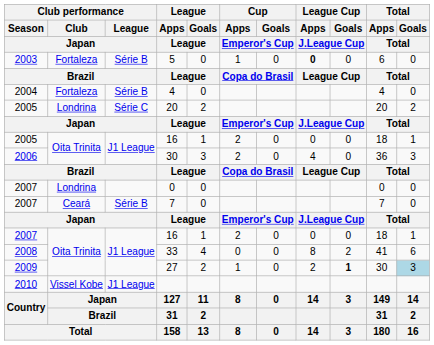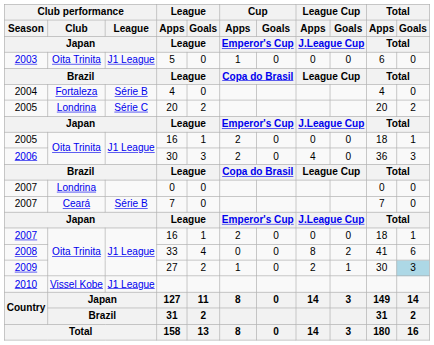(76, 60) Fortaleza -> (76, 60) Oita Trinita
(131, 60) Série B -> (131, 60) J1 League
(313, 60) bold -> (313, 60) normal
(348, 268) bold -> (348, 268) normal
